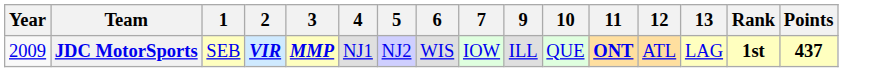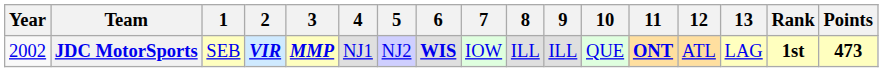+ column: (525, 20)
(28, 50) 2009 -> (28, 50) 2002
(437, 50) normal -> (438, 50) bold
(809, 50) 437 -> (848, 50) 473
